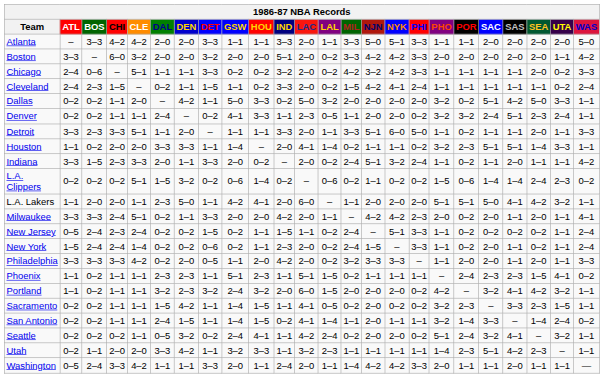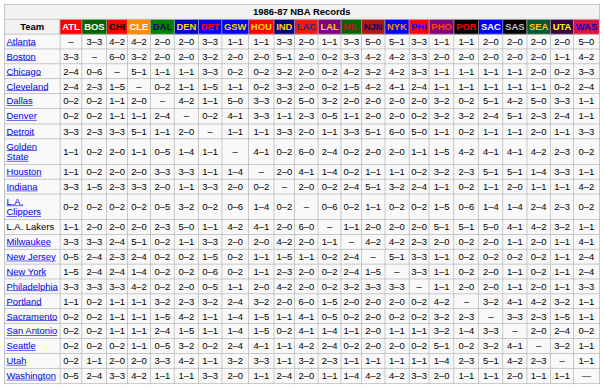+ row: (22, 151)
(139, 181) 5–1 -> (139, 207) 0–2
(162, 181) 1–5 -> (162, 207) 0–5
(139, 202) 1–1 -> (139, 227) 2–0
- row: (24, 276)
(539, 321) 1–4 -> (539, 331) 2–0
(466, 336) 2–4 -> (466, 346) 0–2
